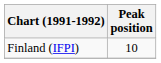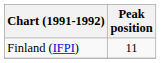(132, 48) 10 -> (132, 48) 11
